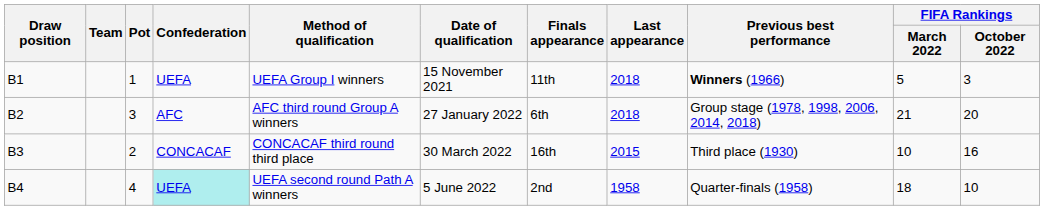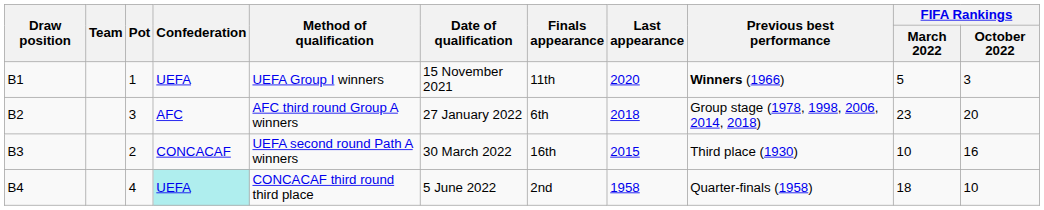(625, 79) 2018 -> (625, 79) 2020
(904, 115) 21 -> (904, 115) 23
(323, 151) CONCACAF third round third place -> (333, 151) UEFA second round Path A winners
(333, 187) UEFA second round Path A winners -> (323, 187) CONCACAF third round third place
